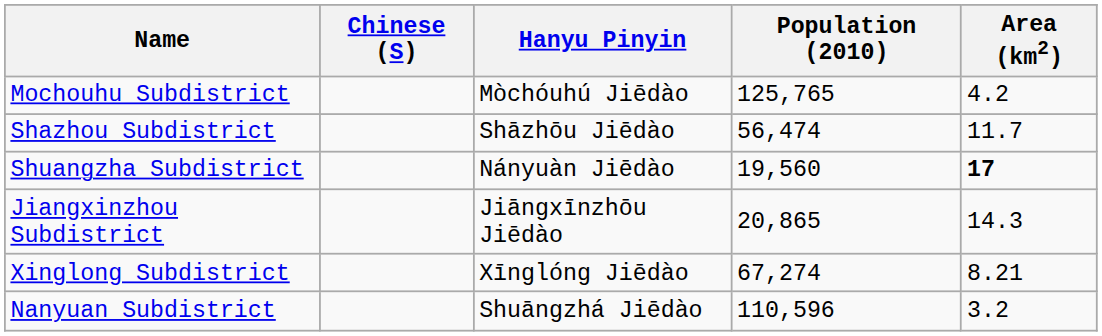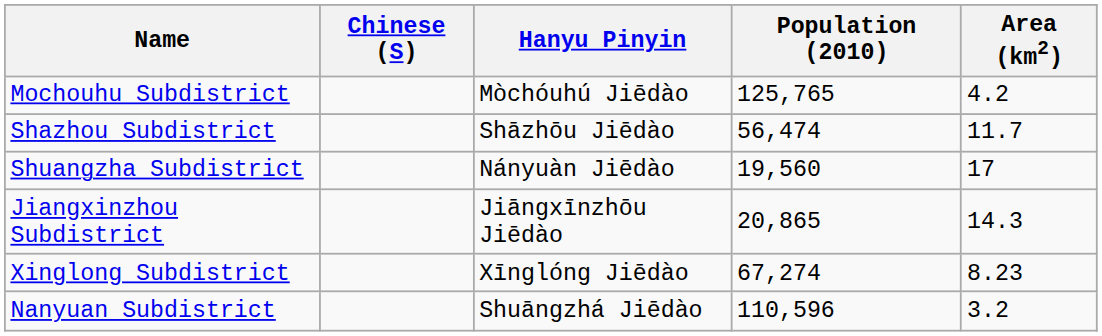(981, 170) bold -> (981, 170) normal
(995, 273) 8.21 -> (995, 273) 8.23
